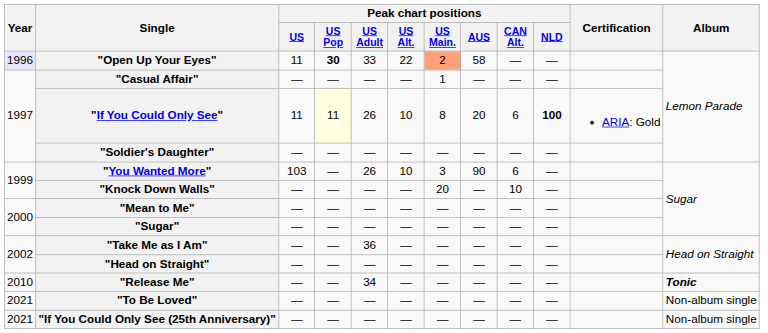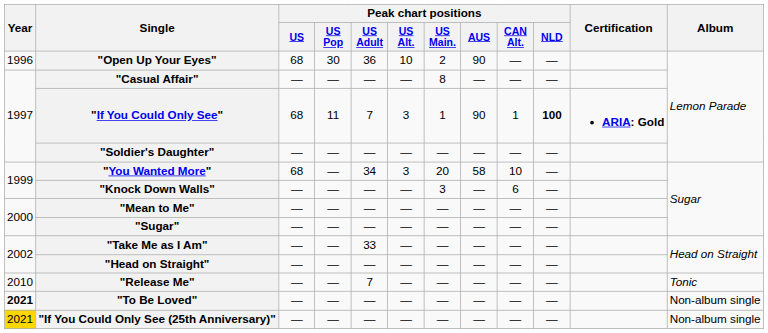(20, 60) lavender background -> (20, 60) no background
(297, 60) 11 -> (297, 60) 68
(333, 60) bold -> (333, 60) normal
(370, 60) 33 -> (370, 60) 36
(406, 60) 22 -> (406, 60) 10
(443, 60) lightsalmon background -> (443, 60) no background
(479, 60) 58 -> (479, 60) 90
(443, 79) 1 -> (443, 79) 8
(297, 115) 11 -> (297, 115) 68
(333, 115) lightyellow background -> (333, 115) no background
(370, 115) 26 -> (370, 115) 7
(406, 115) 10 -> (406, 115) 3
(443, 115) 8 -> (443, 115) 1
(479, 115) 20 -> (479, 115) 90
(515, 115) 6 -> (515, 115) 1
(617, 122) normal -> (619, 122) bold
(297, 171) 103 -> (297, 171) 68
(370, 171) 26 -> (370, 171) 34
(406, 171) 10 -> (406, 171) 3
(443, 171) 3 -> (443, 171) 20
(479, 171) 90 -> (479, 171) 58
(515, 171) 6 -> (515, 171) 10
(443, 189) 20 -> (443, 189) 3
(515, 189) 10 -> (515, 189) 6
(370, 245) 36 -> (370, 245) 33
(370, 282) 34 -> (370, 282) 7
(681, 282) bold -> (683, 282) normal
(20, 300) normal -> (20, 300) bold
(20, 319) no background -> (20, 319) gold background
